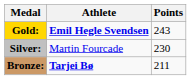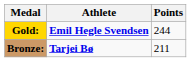(162, 30) 243 -> (162, 30) 244
- row: (25, 48)
